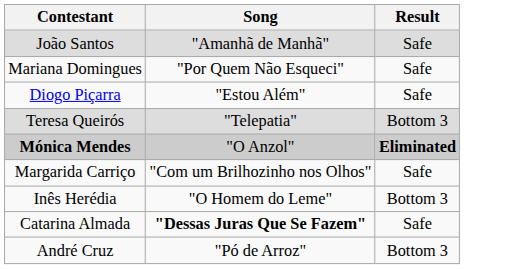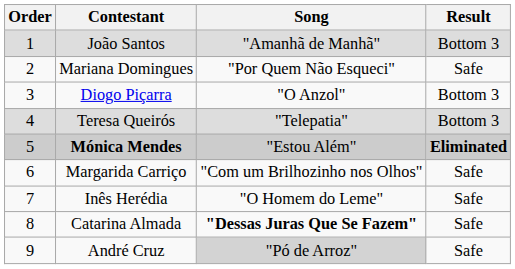+ column: (30, 17)
(417, 43) Safe -> (468, 43) Bottom 3
(260, 95) "Estou Além" -> (311, 95) "O Anzol"
(417, 95) Safe -> (468, 95) Bottom 3
(260, 146) "O Anzol" -> (311, 146) "Estou Além"
(417, 198) Bottom 3 -> (468, 198) Safe
(260, 250) no background -> (311, 250) lightgrey background
(417, 250) Bottom 3 -> (468, 250) Safe
